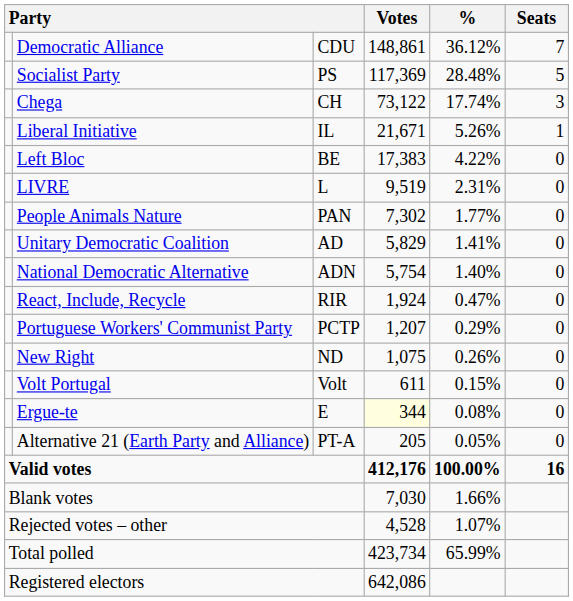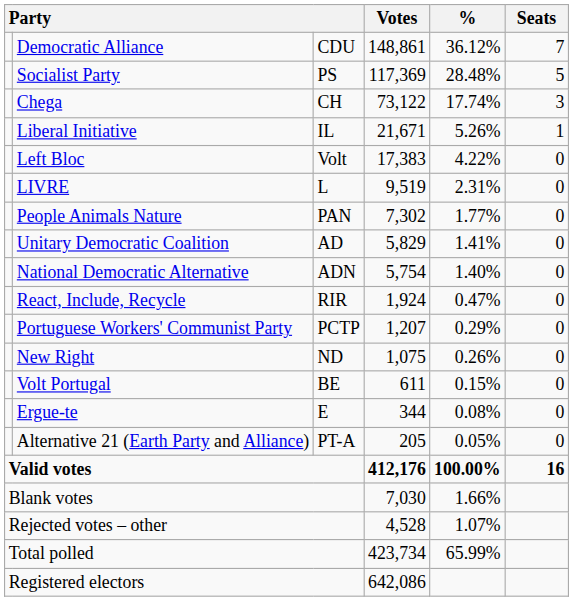(329, 159) BE -> (332, 159) Volt
(332, 384) Volt -> (329, 384) BE
(413, 412) lightyellow background -> (413, 412) no background
